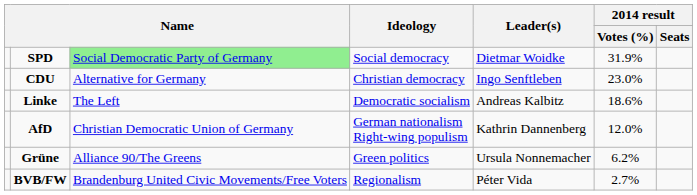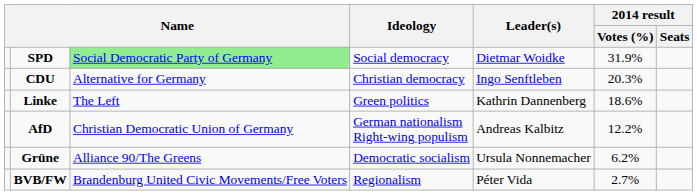(625, 79) 23.0% -> (625, 79) 20.3%
(412, 100) Democratic socialism -> (391, 100) Green politics
(520, 100) Andreas Kalbitz -> (531, 100) Kathrin Dannenberg
(531, 129) Kathrin Dannenberg -> (520, 129) Andreas Kalbitz
(625, 129) 12.0% -> (625, 129) 12.2%
(391, 158) Green politics -> (412, 158) Democratic socialism
